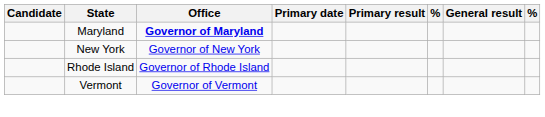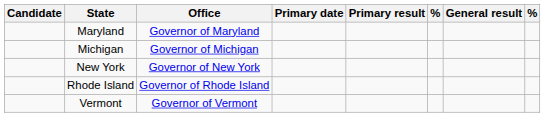(204, 31) bold -> (204, 31) normal
+ row: (101, 49)
